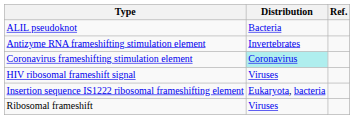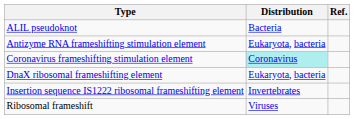(274, 43) Invertebrates -> (287, 43) Eukaryota, bacteria
+ row: (84, 75)
- row: (71, 75)
(287, 91) Eukaryota, bacteria -> (274, 91) Invertebrates
